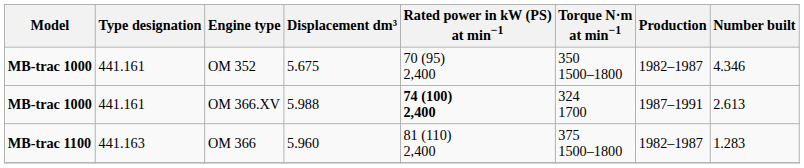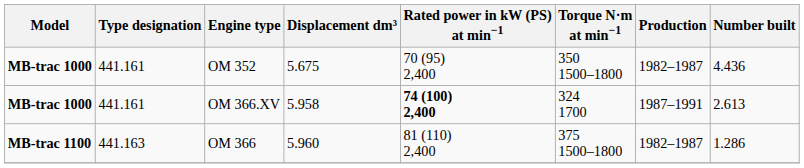(729, 66) 4.346 -> (729, 66) 4.436
(303, 104) 5.988 -> (303, 104) 5.958
(729, 143) 1.283 -> (729, 143) 1.286
